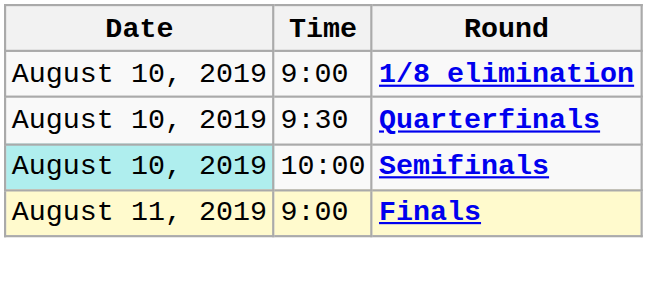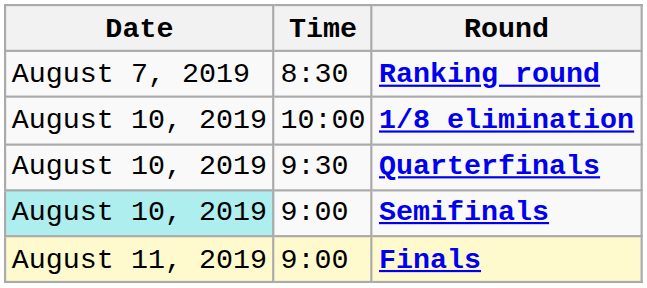+ row: (490, 74)
(314, 74) 9:00 -> (323, 121) 10:00
(323, 167) 10:00 -> (314, 213) 9:00
